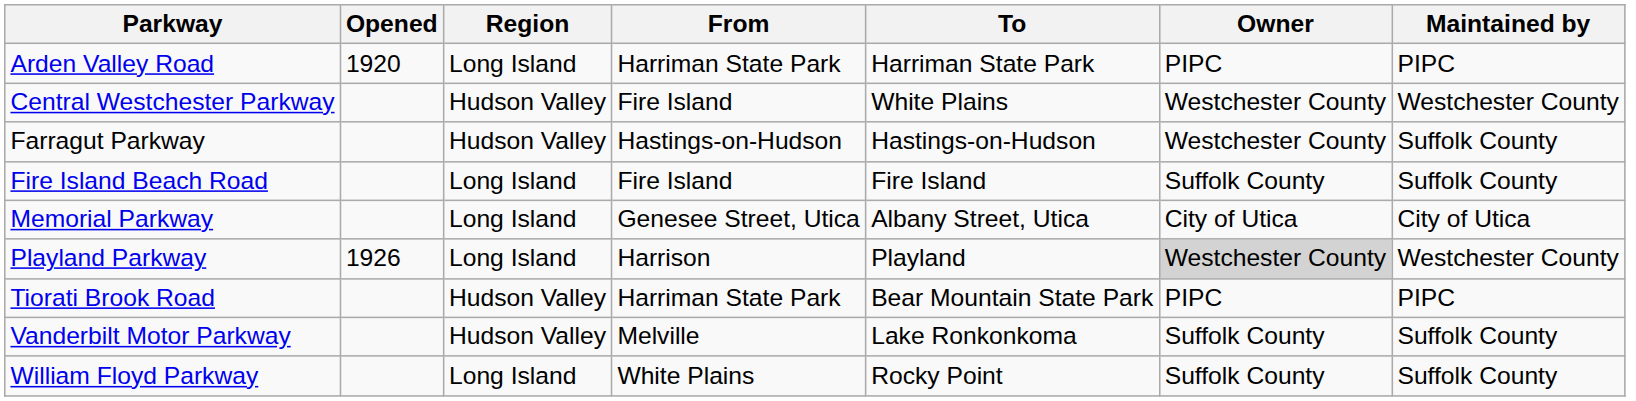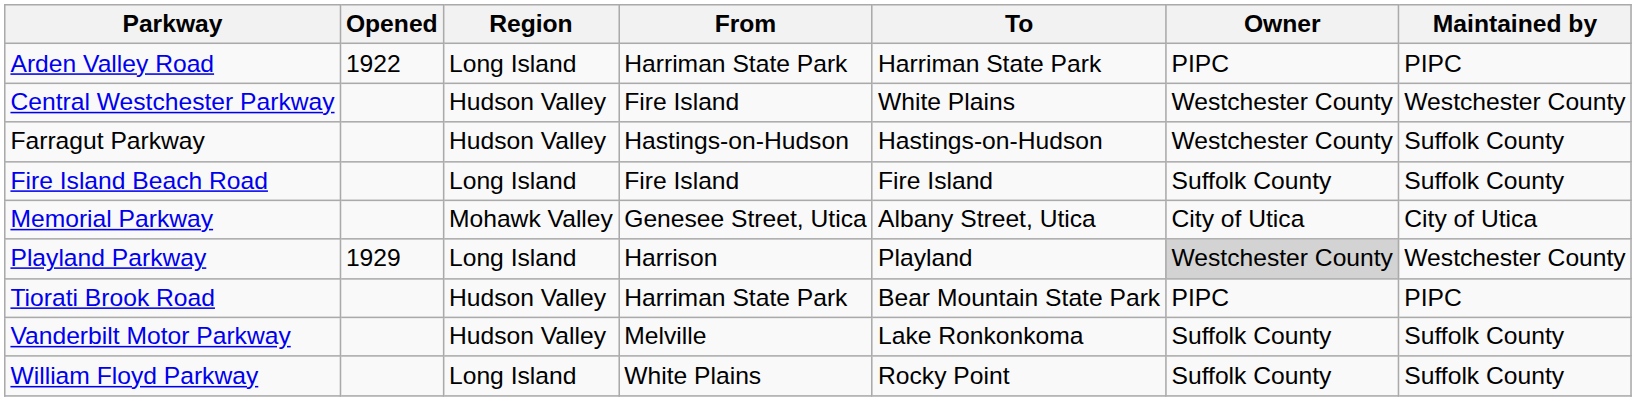(373, 63) 1920 -> (373, 63) 1922
(513, 219) Long Island -> (531, 219) Mohawk Valley
(373, 258) 1926 -> (373, 258) 1929
